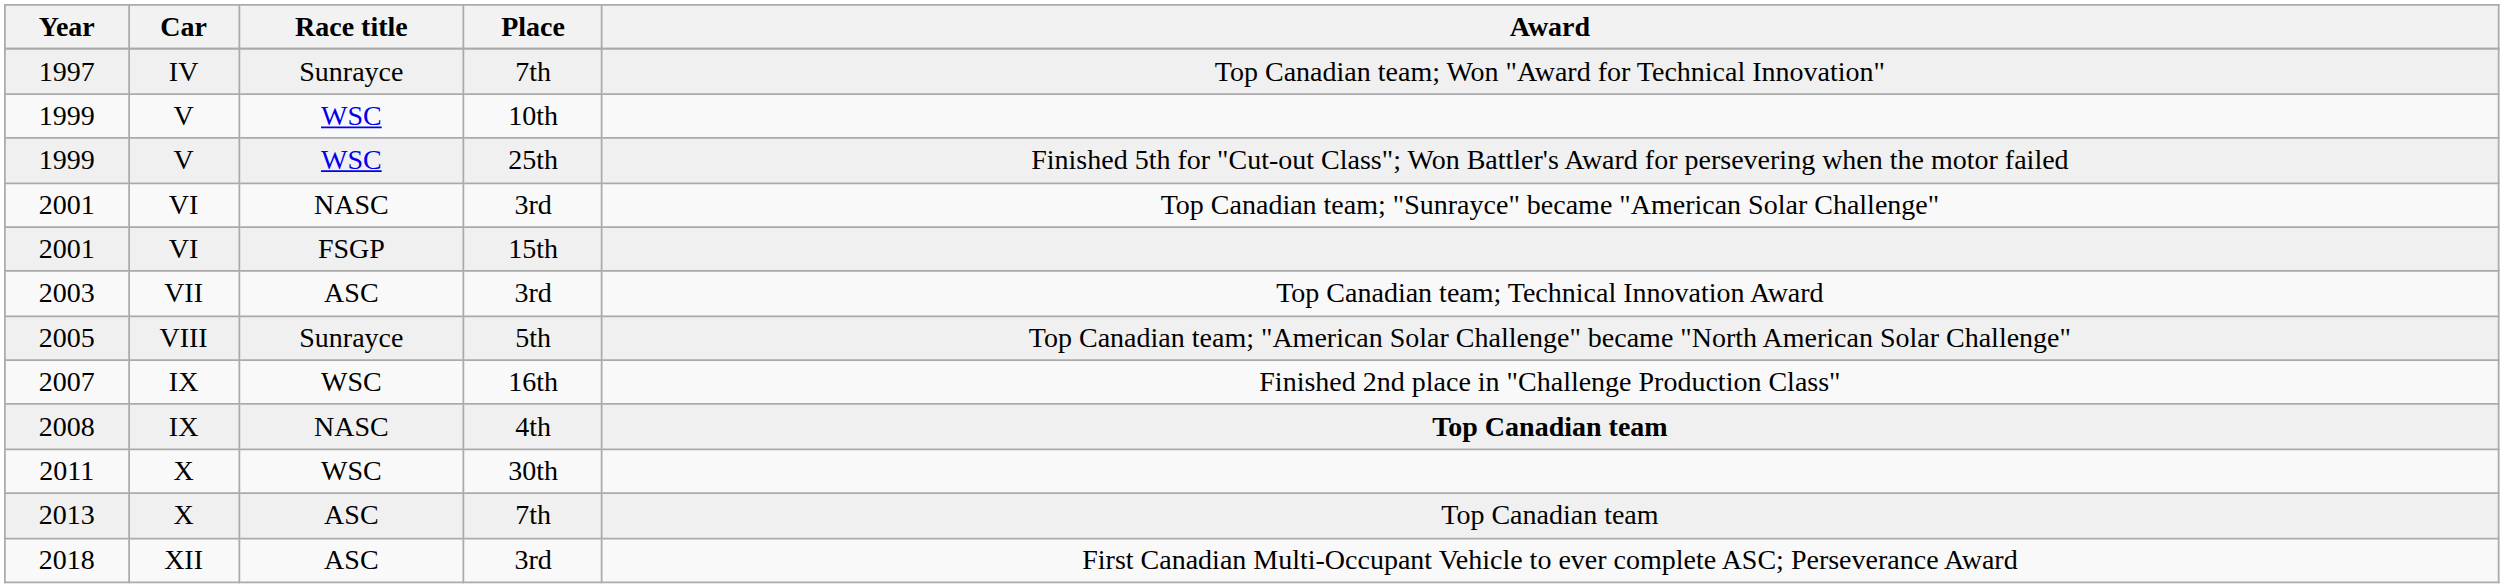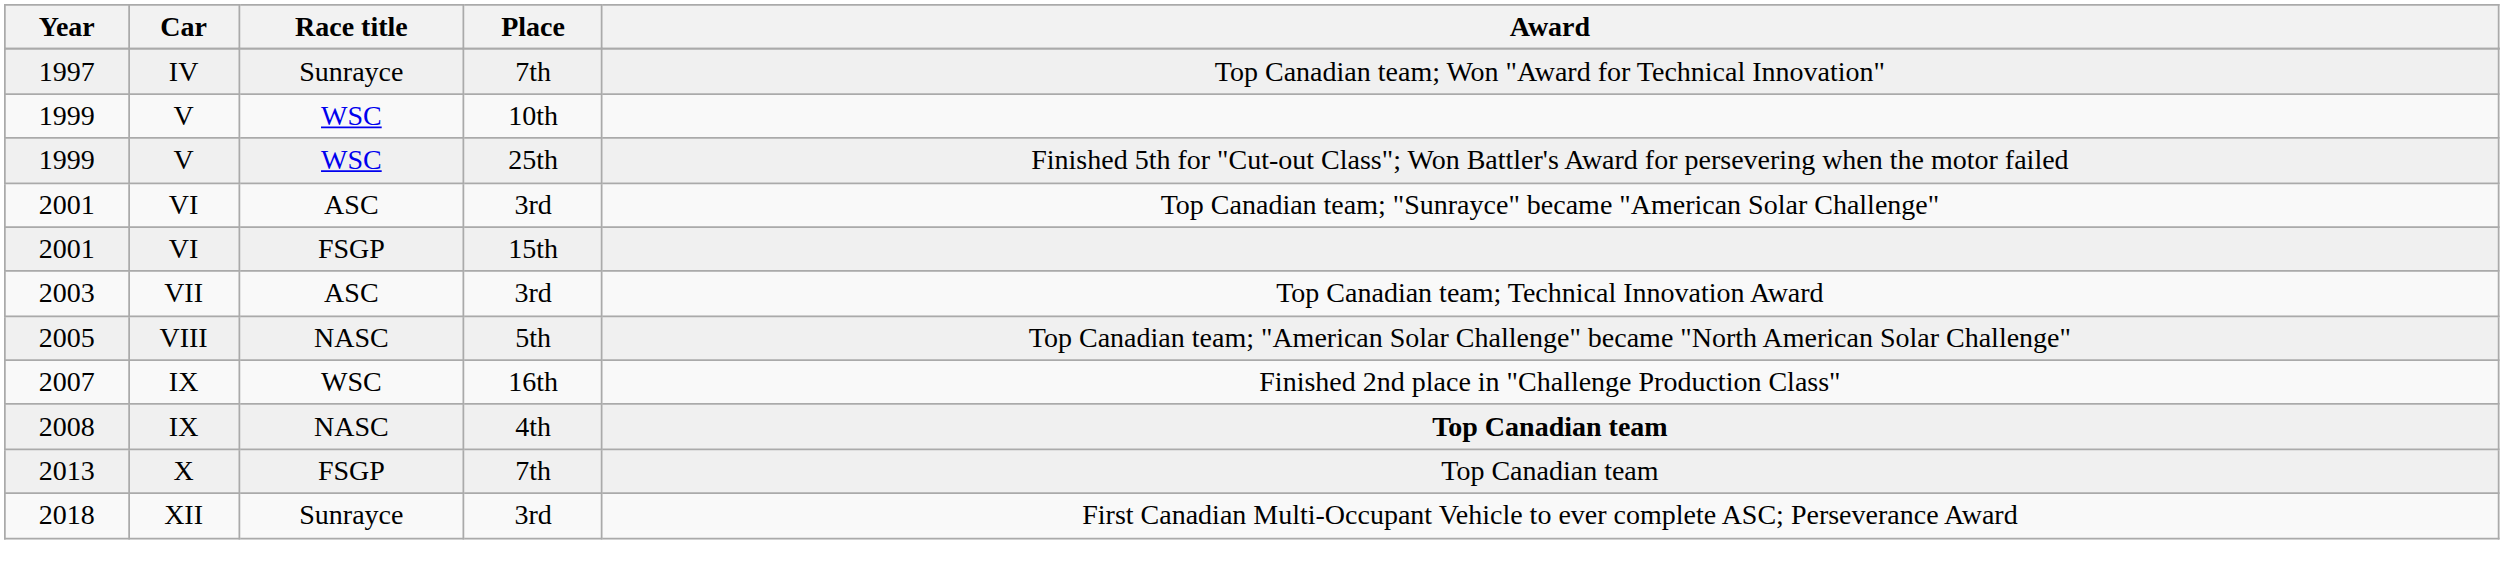(351, 204) NASC -> (351, 204) ASC
(351, 337) Sunrayce -> (351, 337) NASC
- row: (67, 470)
(351, 515) ASC -> (351, 470) FSGP
(351, 559) ASC -> (351, 515) Sunrayce
